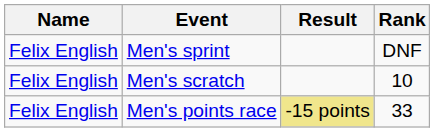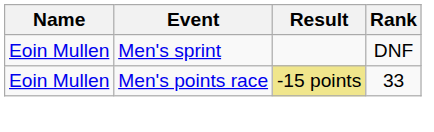(63, 50) Felix English -> (59, 50) Eoin Mullen
- row: (186, 80)
(63, 111) Felix English -> (59, 80) Eoin Mullen
